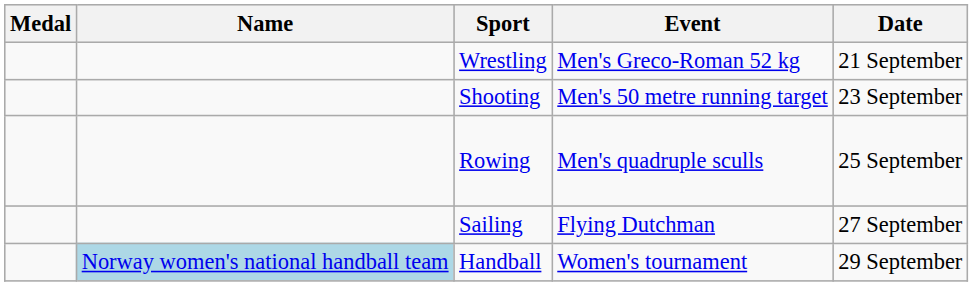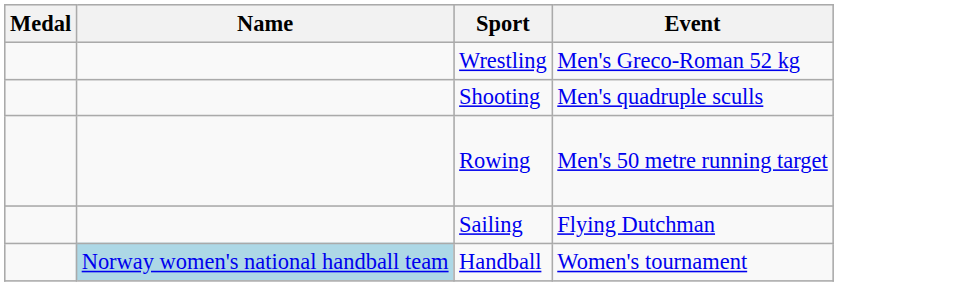- column: (900, 23)
(693, 97) Men's 50 metre running target -> (660, 97) Men's quadruple sculls
(660, 161) Men's quadruple sculls -> (693, 161) Men's 50 metre running target
